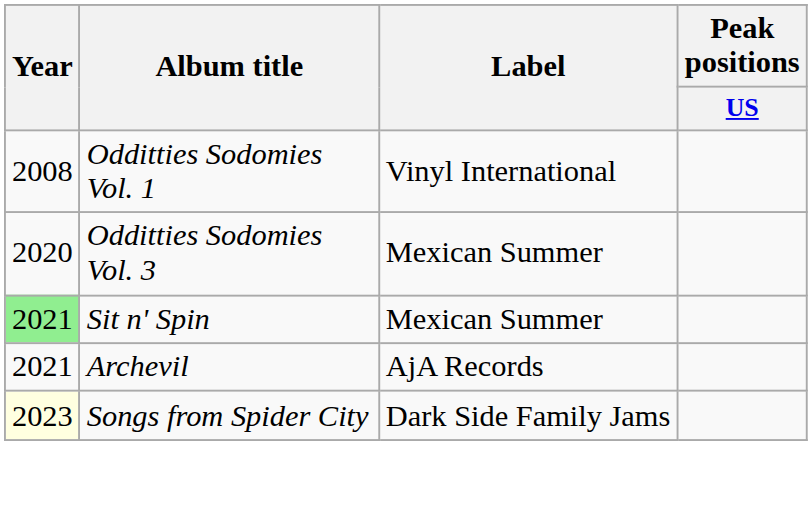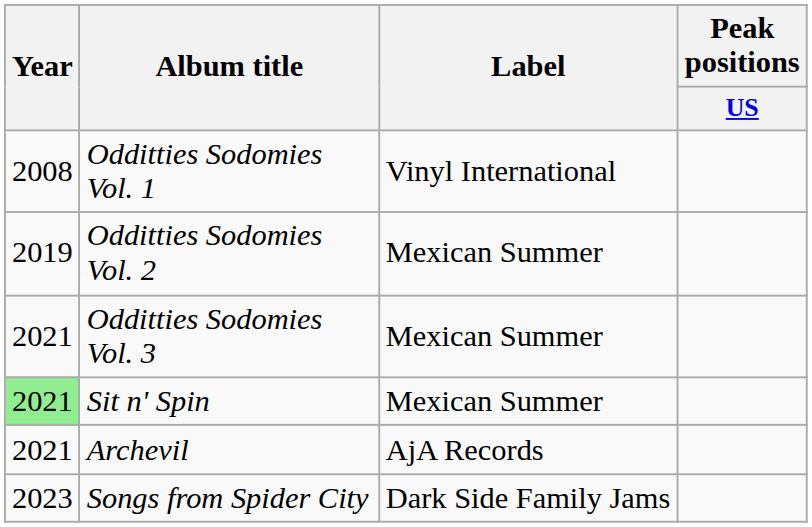+ row: (205, 253)
(42, 253) 2020 -> (42, 335) 2021
(42, 414) lightyellow background -> (42, 497) no background
